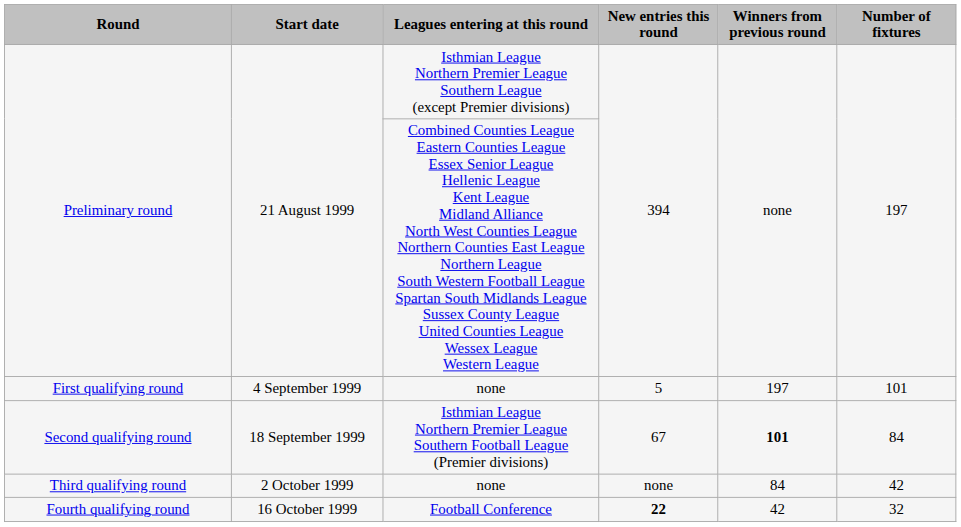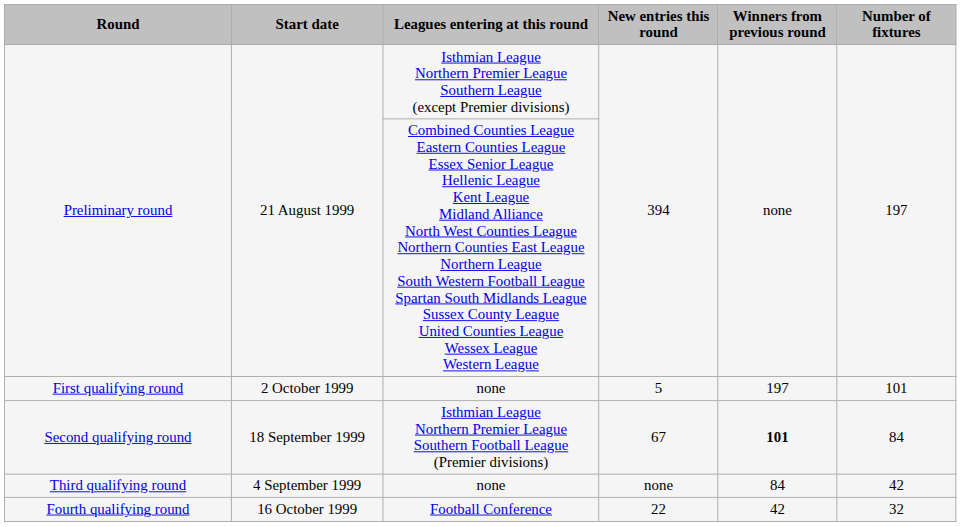(307, 388) 4 September 1999 -> (307, 388) 2 October 1999
(307, 485) 2 October 1999 -> (307, 485) 4 September 1999
(659, 509) bold -> (659, 509) normal
